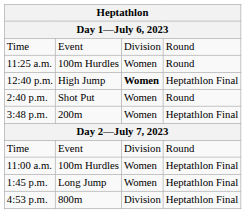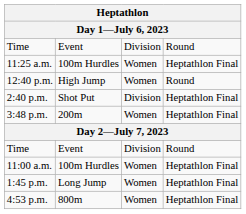(180, 64) Round -> (202, 64) Heptathlon Final
(141, 81) bold -> (140, 81) normal
(202, 81) Heptathlon Final -> (180, 81) Round
(140, 98) Women -> (142, 98) Division
(180, 98) Round -> (202, 98) Heptathlon Final
(142, 200) Division -> (140, 200) Women
